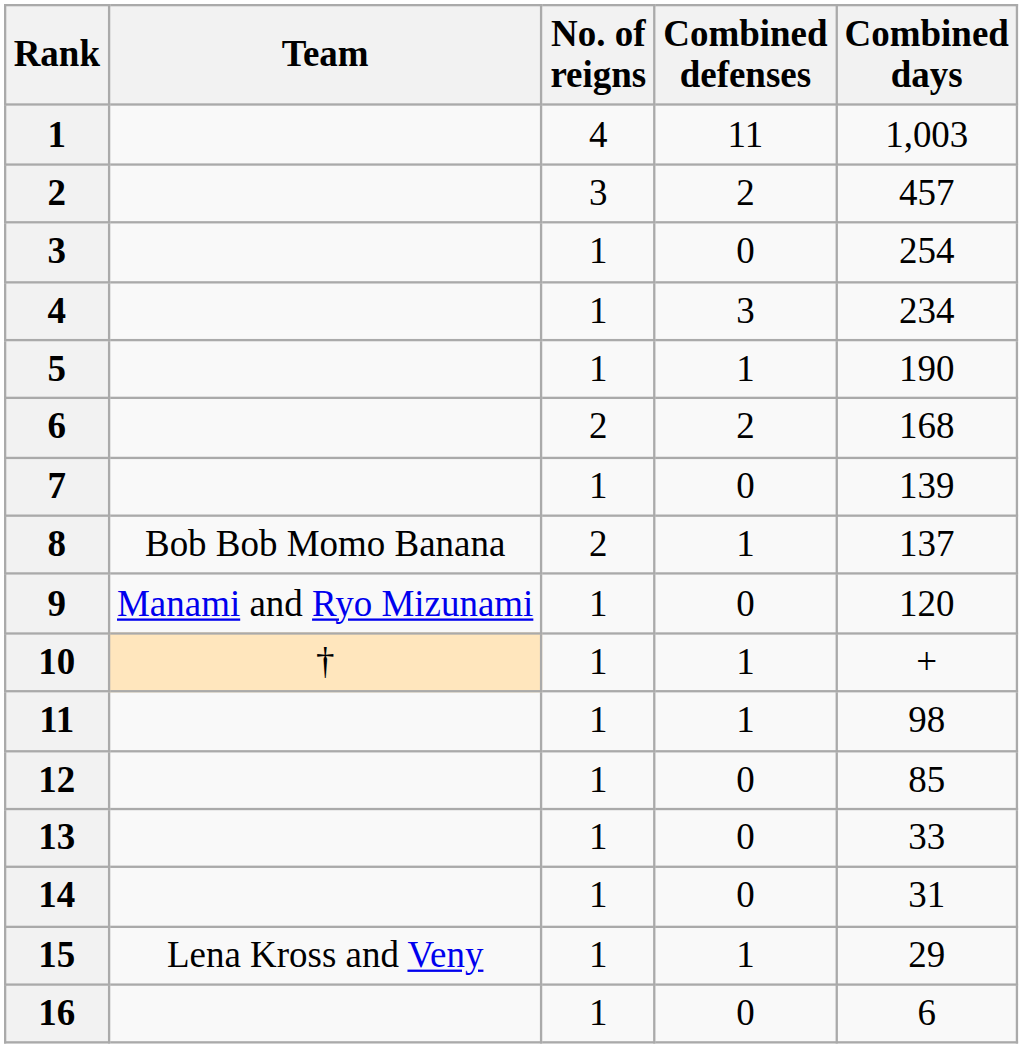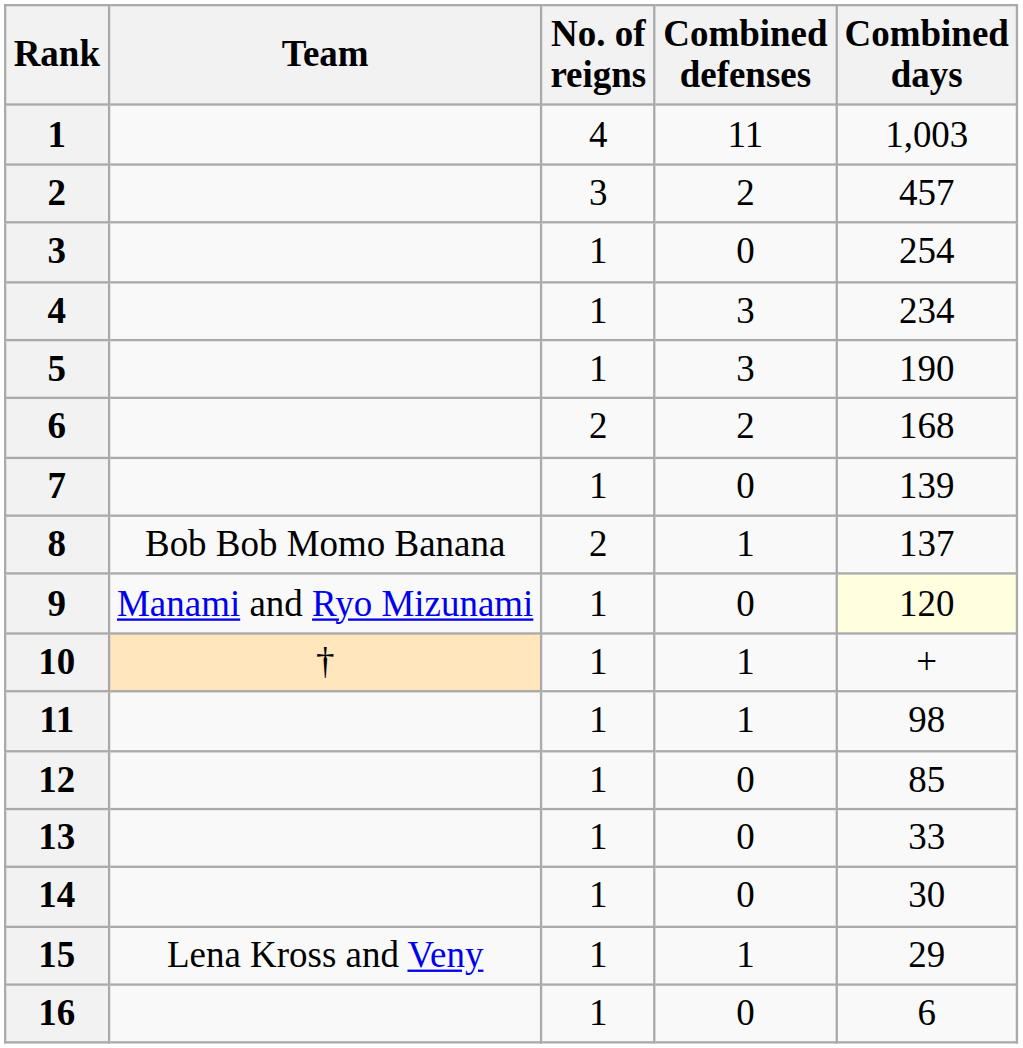(745, 368) 1 -> (745, 368) 3
(927, 602) no background -> (927, 602) lightyellow background
(927, 896) 31 -> (927, 896) 30
